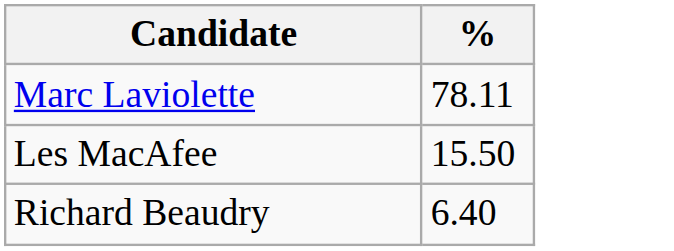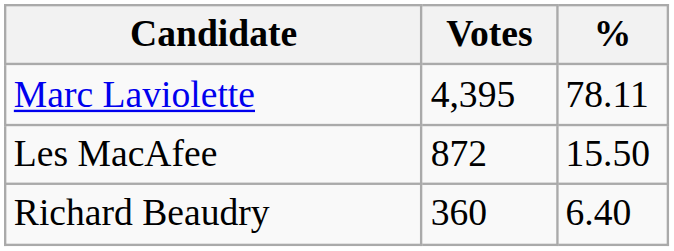+ column: (489, 34)
